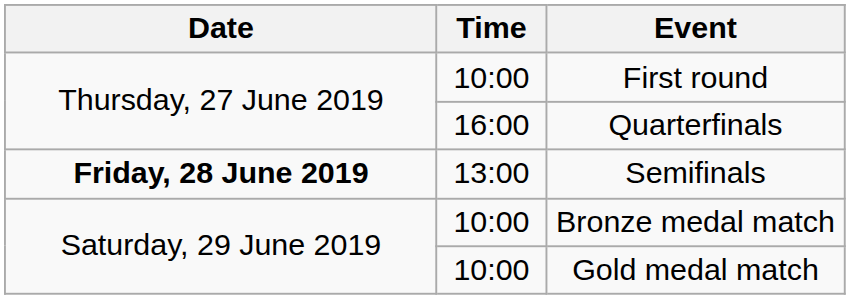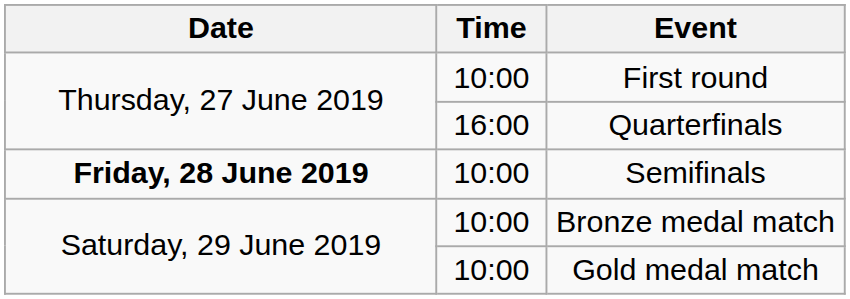(491, 173) 13:00 -> (491, 173) 10:00
